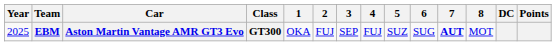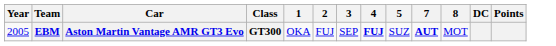- column: (424, 13)
(18, 31) 2025 -> (18, 31) 2005
(373, 31) normal -> (373, 31) bold
